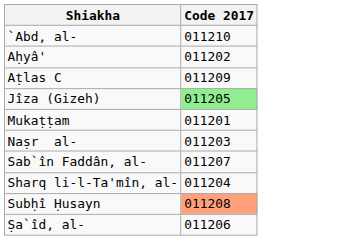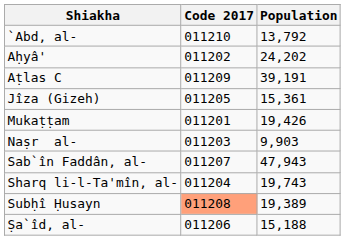+ column: (299, 15)
(207, 99) lightgreen background -> (207, 99) no background
